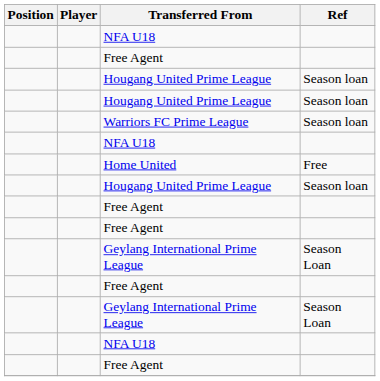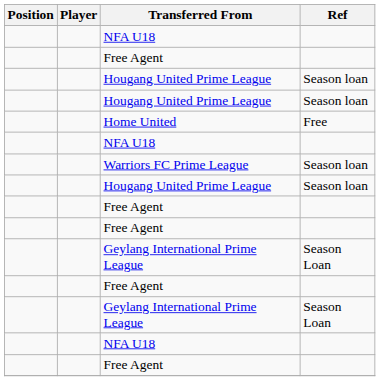rows swapped: (140, 164) <-> (176, 121)
